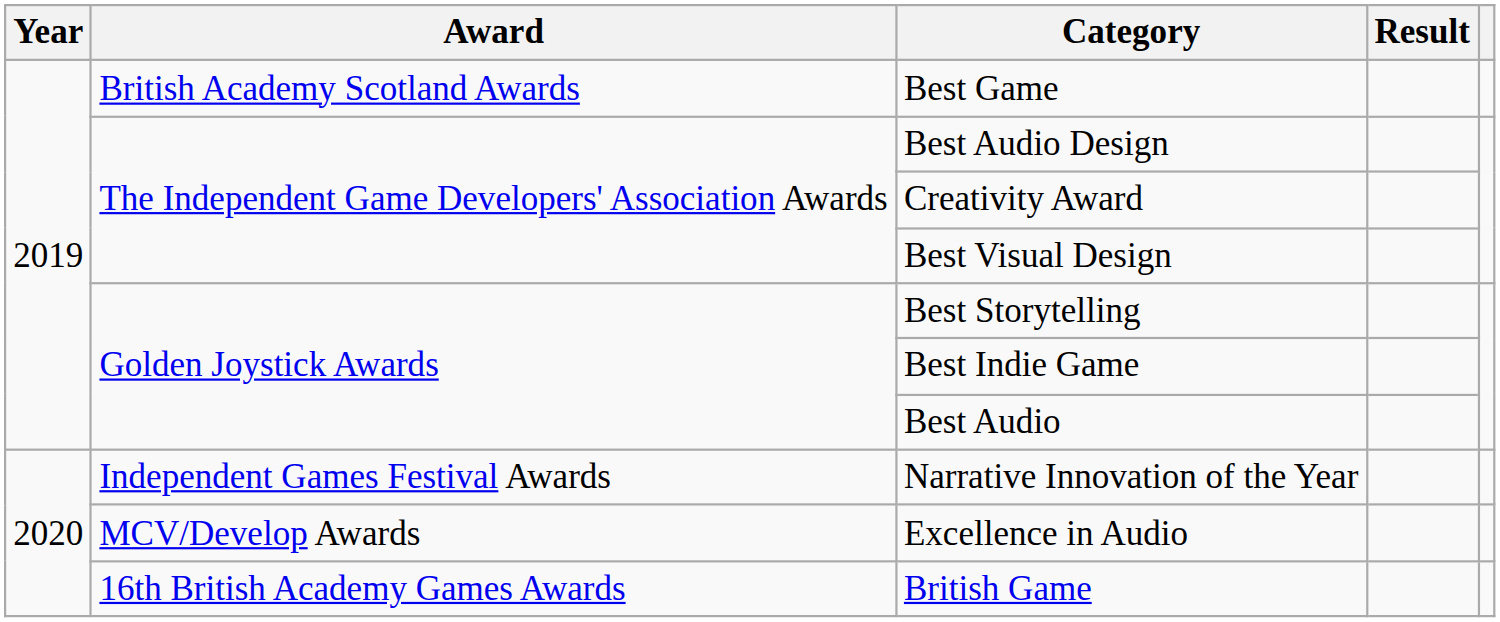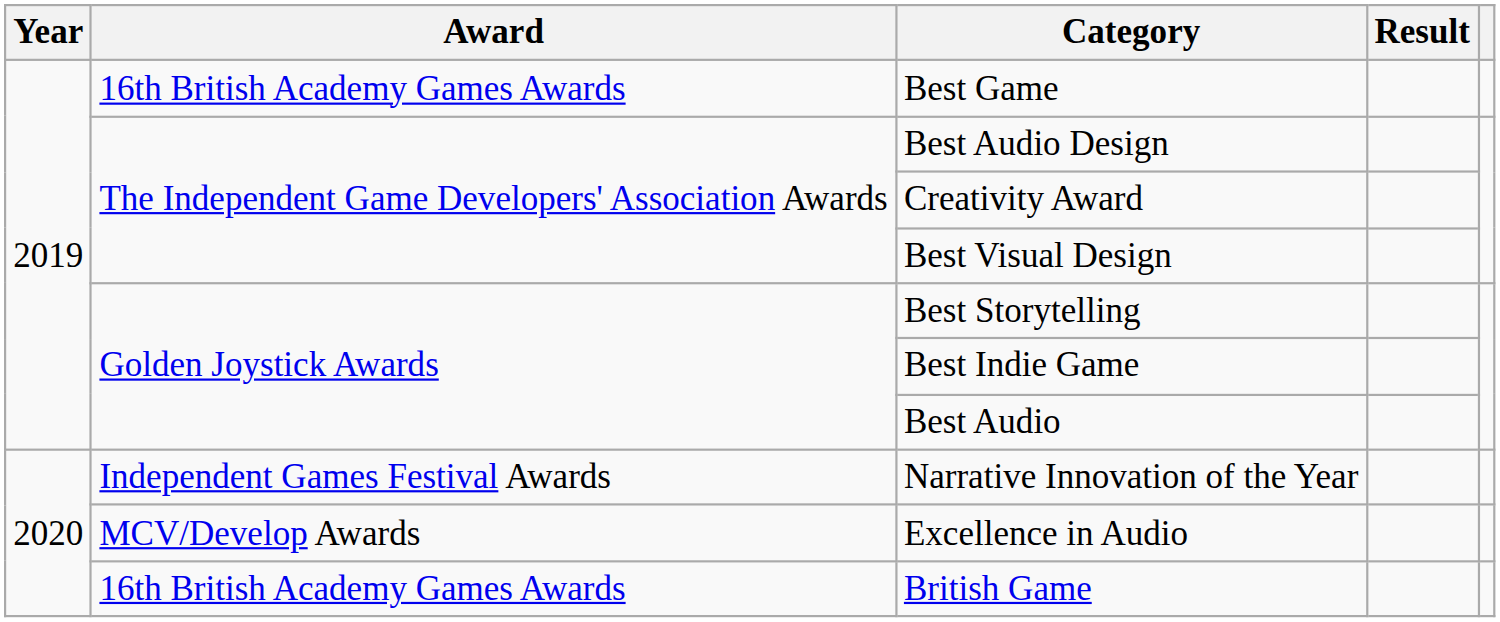(340, 87) British Academy Scotland Awards -> (363, 87) 16th British Academy Games Awards
